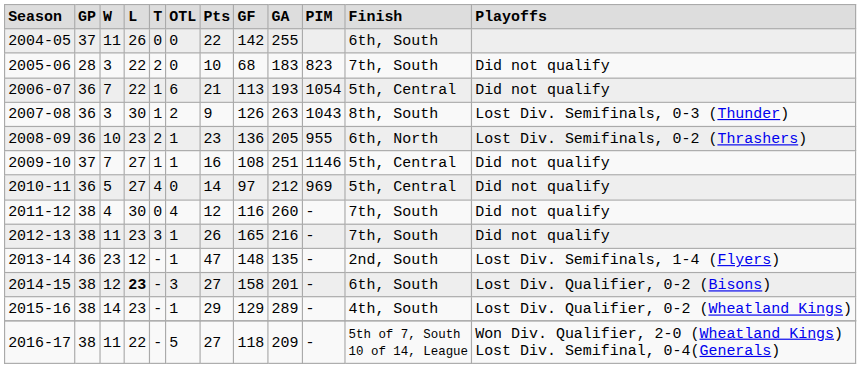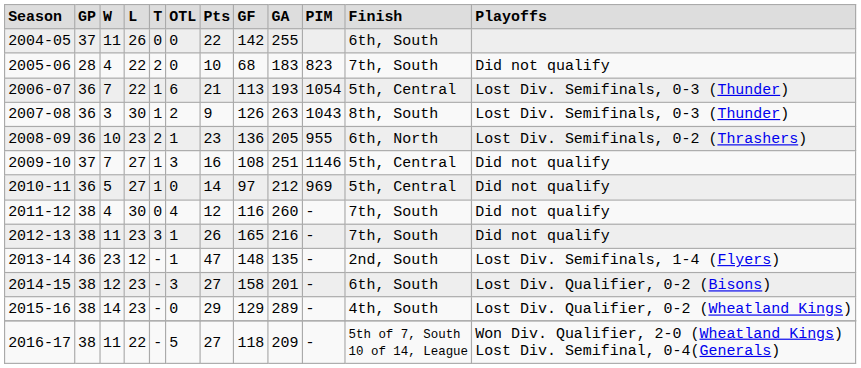(108, 65) 3 -> (108, 65) 4
(542, 90) Did not qualify -> (632, 90) Lost Div. Semifinals, 0-3 (Thunder)
(174, 163) 1 -> (174, 163) 3
(158, 187) 4 -> (158, 187) 1
(137, 285) bold -> (137, 285) normal
(174, 309) 1 -> (174, 309) 0
